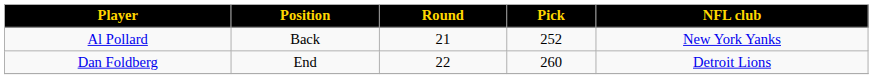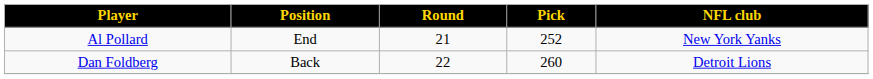(305, 39) Back -> (305, 39) End
(305, 62) End -> (305, 62) Back
